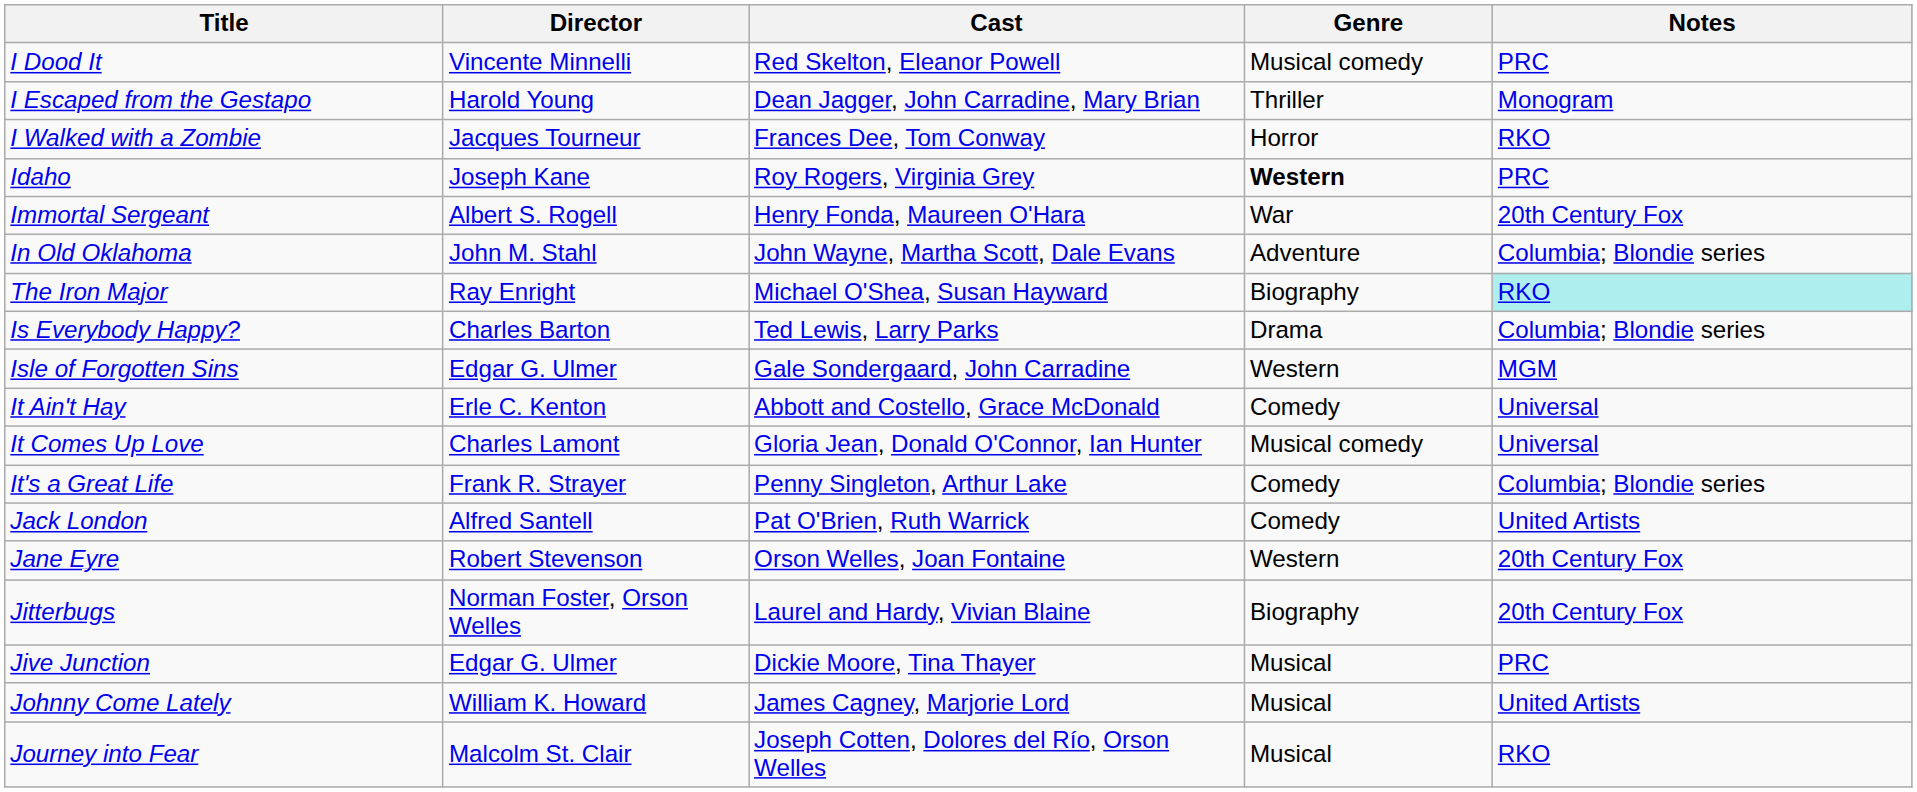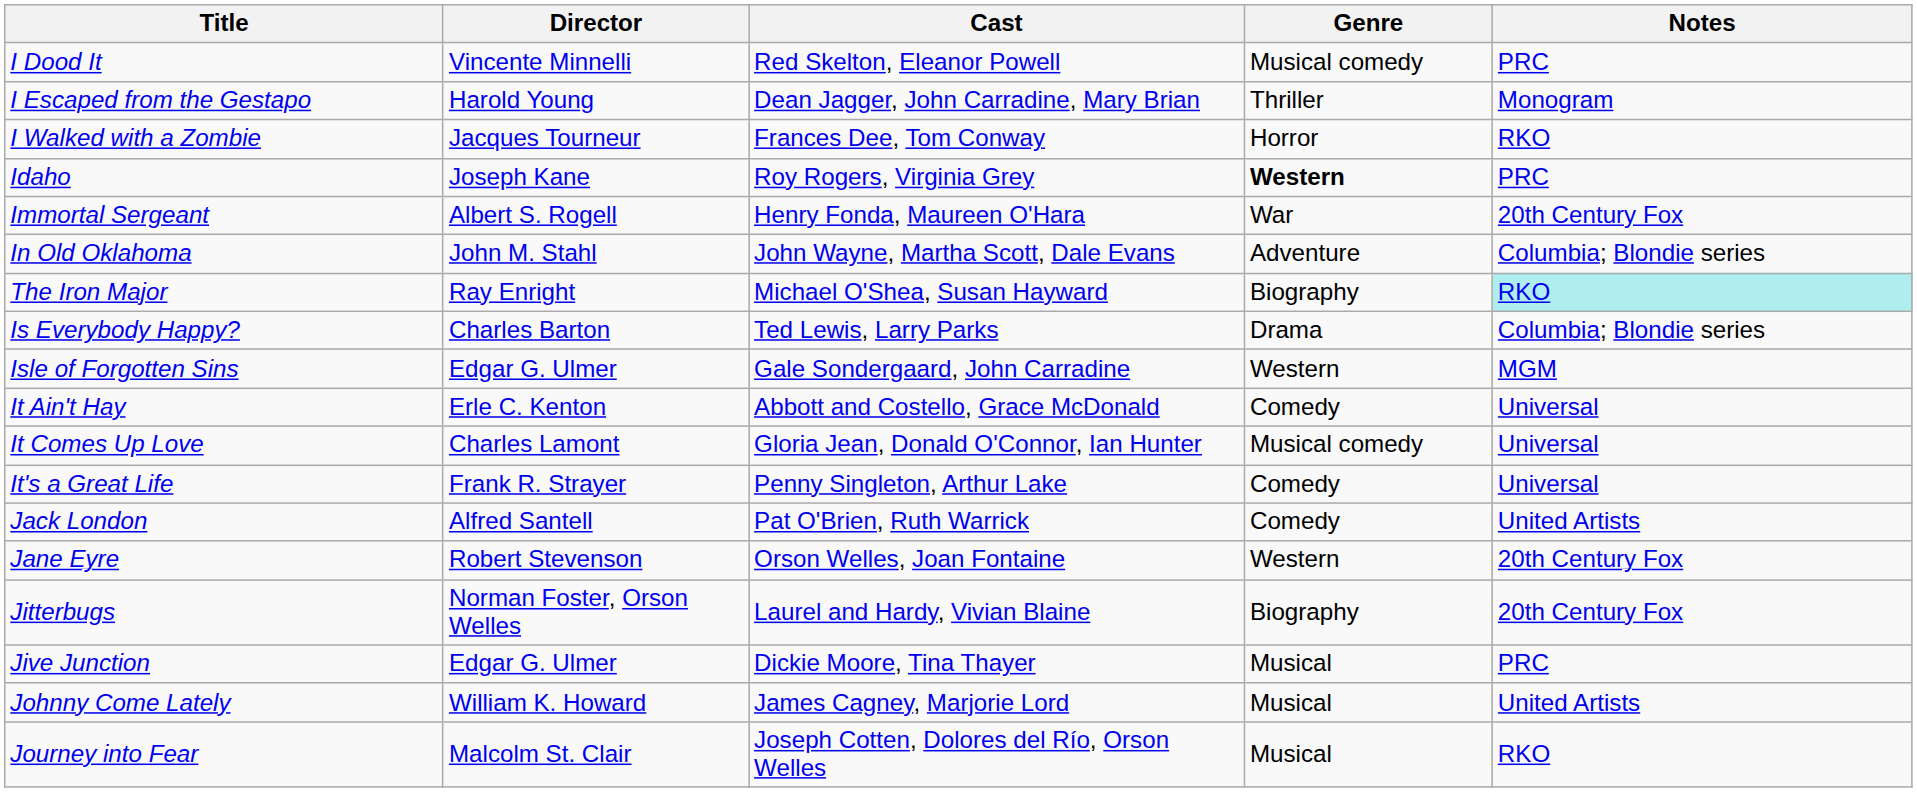(1631, 483) Columbia; Blondie series -> (1548, 483) Universal
